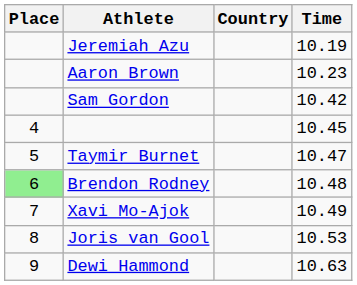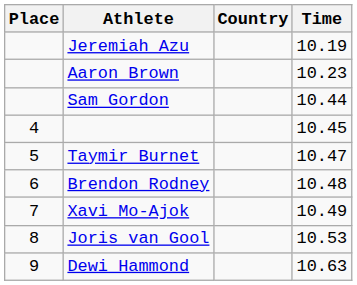(322, 101) 10.42 -> (322, 101) 10.44
(34, 184) lightgreen background -> (34, 184) no background
